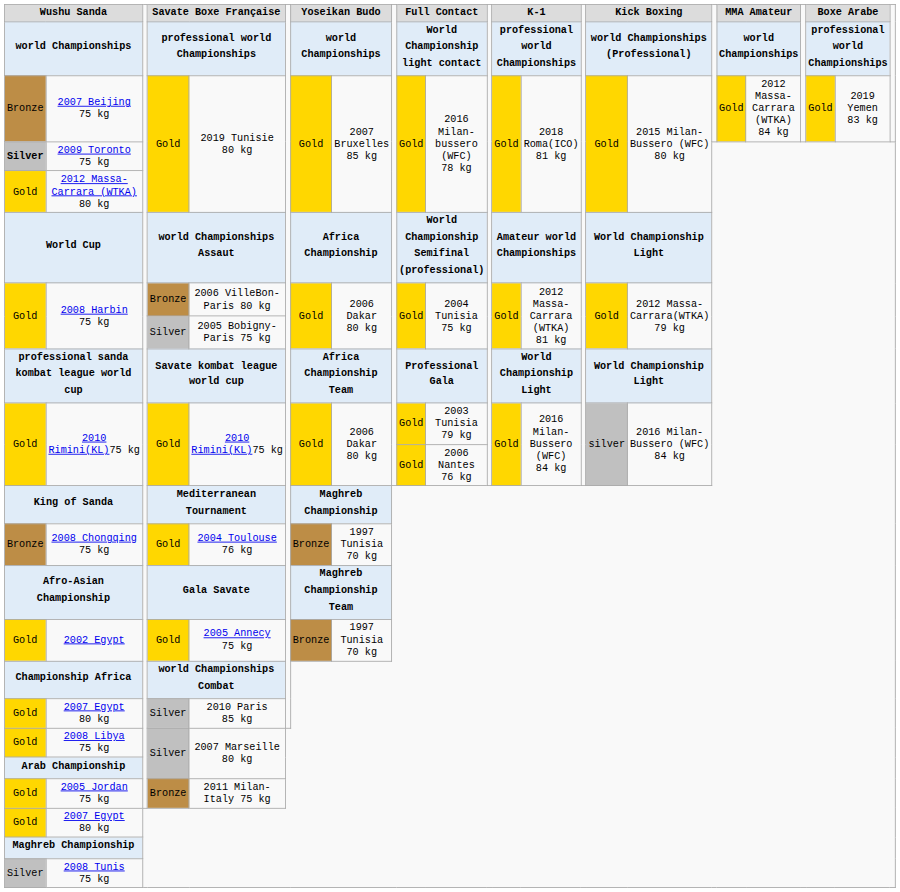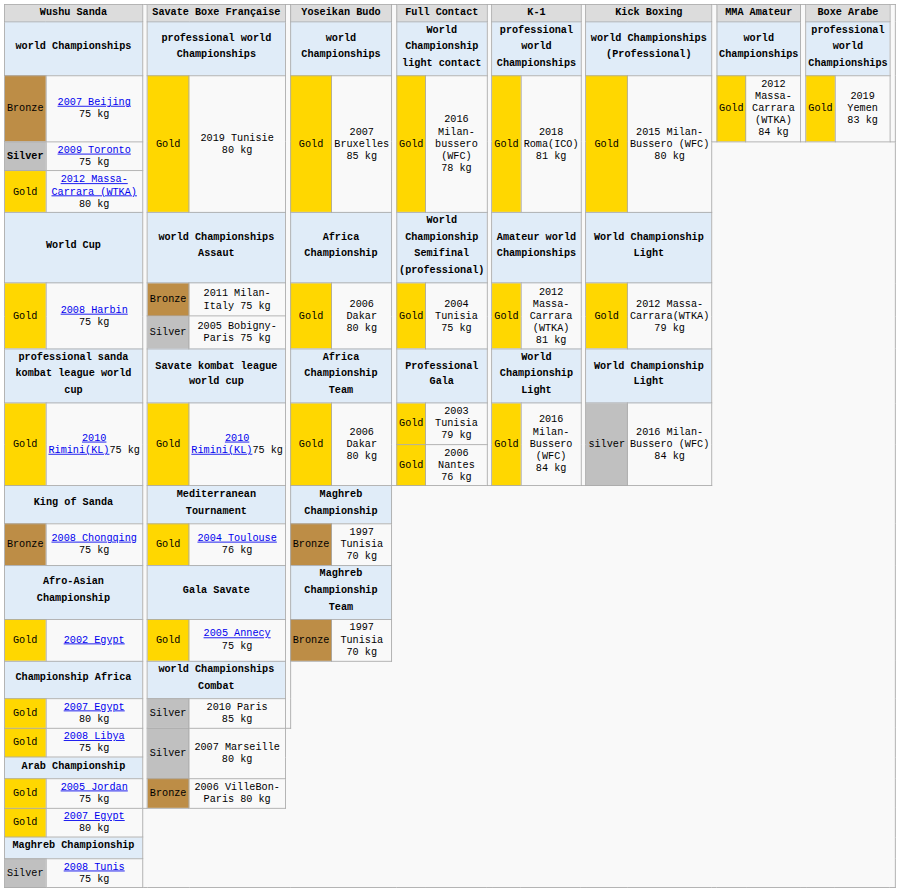(237, 299) 2006 VilleBon-Paris 80 kg -> (237, 299) 2011 Milan-Italy 75 kg
(237, 793) 2011 Milan-Italy 75 kg -> (237, 793) 2006 VilleBon-Paris 80 kg
